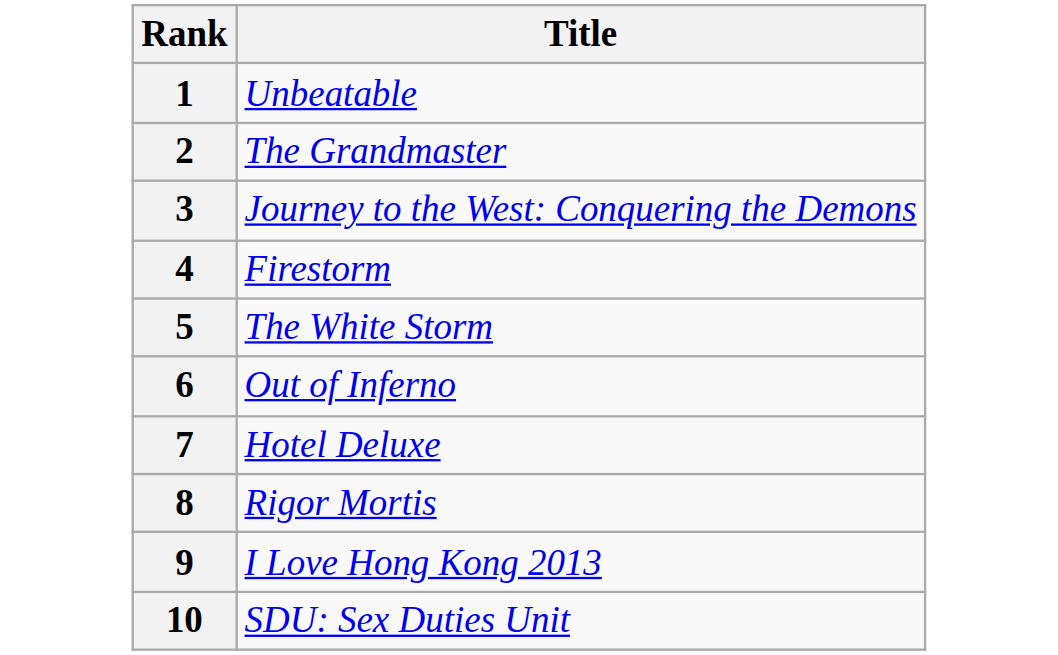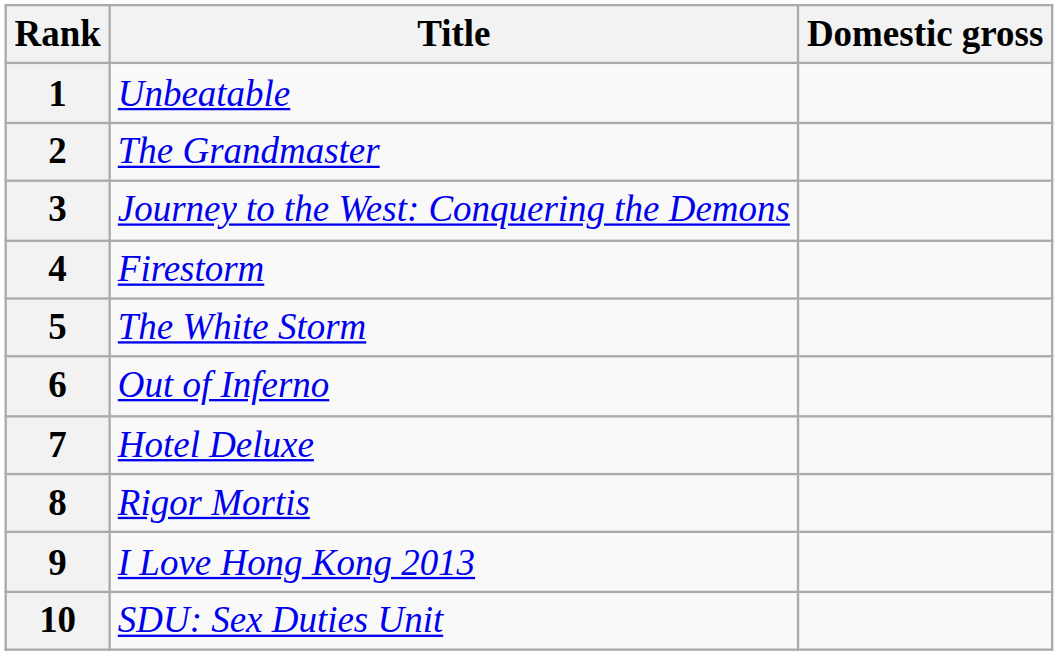+ column: (925, 33)
